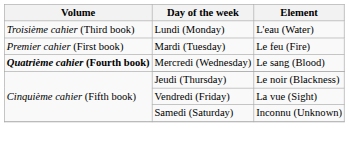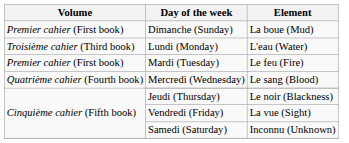+ row: (190, 29)
(78, 63) bold -> (75, 79) normal
